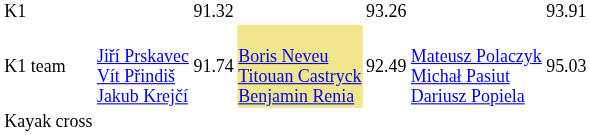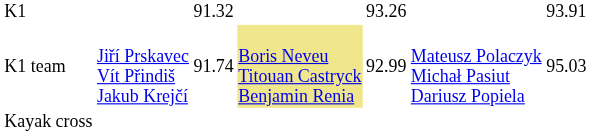(386, 66) 92.49 -> (386, 66) 92.99
